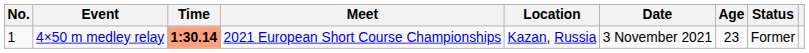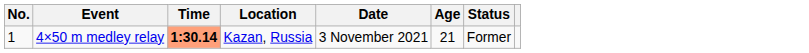- column: (362, 15)
(731, 37) 23 -> (447, 37) 21
